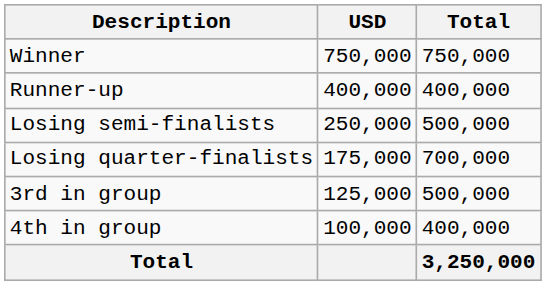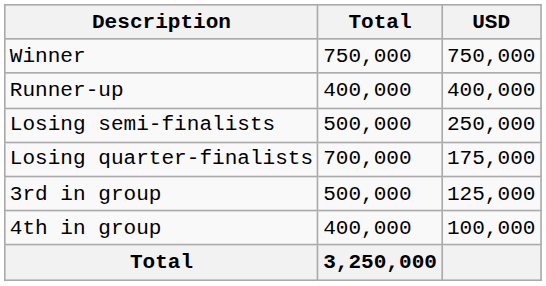columns swapped: (367, 22) <-> (479, 22)
